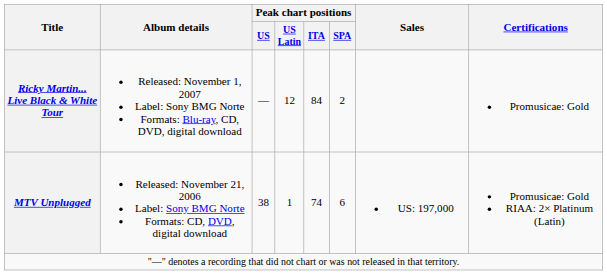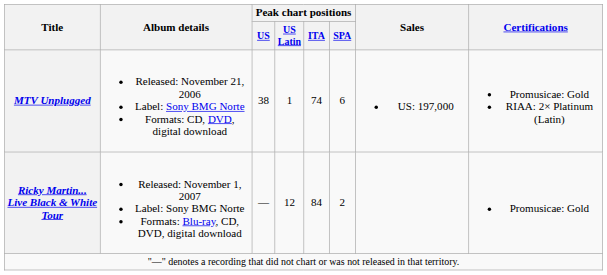rows swapped: (52, 202) <-> (52, 100)
